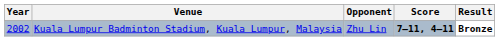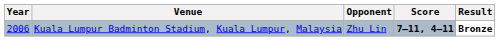(18, 28) 2002 -> (18, 28) 2006
